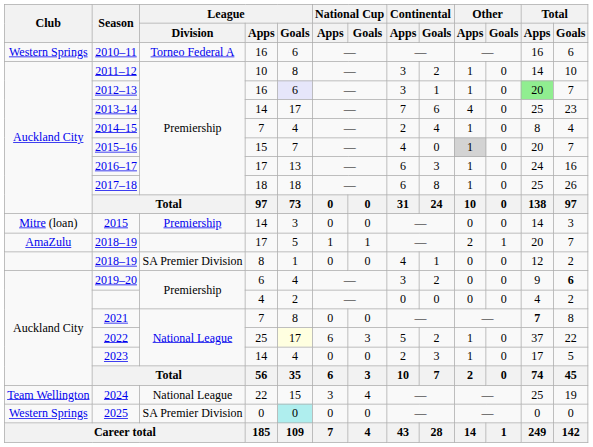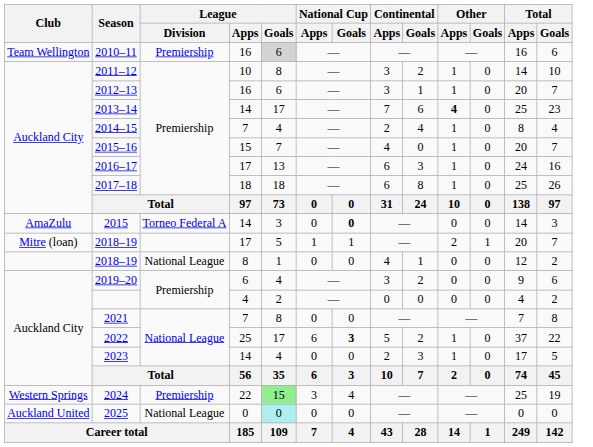(48, 52) Western Springs -> (48, 52) Team Wellington
(192, 52) Torneo Federal A -> (184, 52) Premiership
(295, 52) no background -> (279, 52) lightgrey background
(295, 90) lavender background -> (279, 90) no background
(537, 90) lightgreen background -> (521, 90) no background
(470, 109) normal -> (454, 109) bold
(470, 147) lightgrey background -> (454, 147) no background
(48, 223) Mitre (loan) -> (48, 223) AmaZulu
(192, 223) Premiership -> (184, 223) Torneo Federal A
(368, 223) normal -> (351, 223) bold
(48, 242) AmaZulu -> (48, 242) Mitre (loan)
(192, 261) SA Premier Division -> (184, 261) National League
(571, 280) bold -> (555, 280) normal
(537, 318) bold -> (521, 318) normal
(295, 337) lightyellow background -> (279, 337) no background
(368, 337) normal -> (351, 337) bold
(48, 394) Team Wellington -> (48, 394) Western Springs
(192, 394) National League -> (184, 394) Premiership
(295, 394) no background -> (279, 394) lightgreen background
(48, 413) Western Springs -> (48, 413) Auckland United
(192, 413) SA Premier Division -> (184, 413) National League
